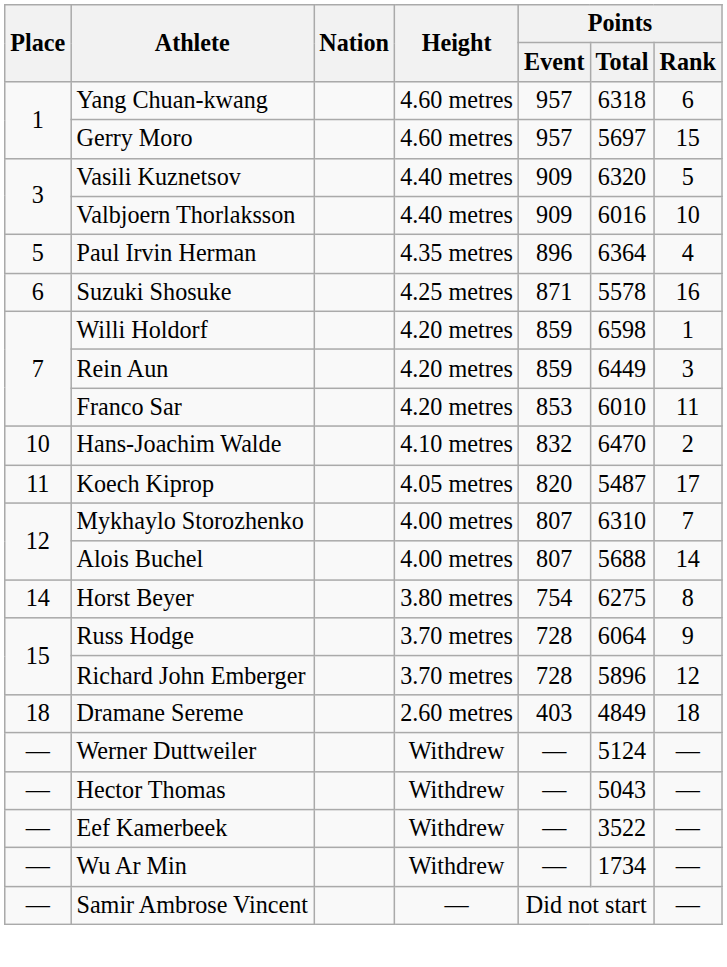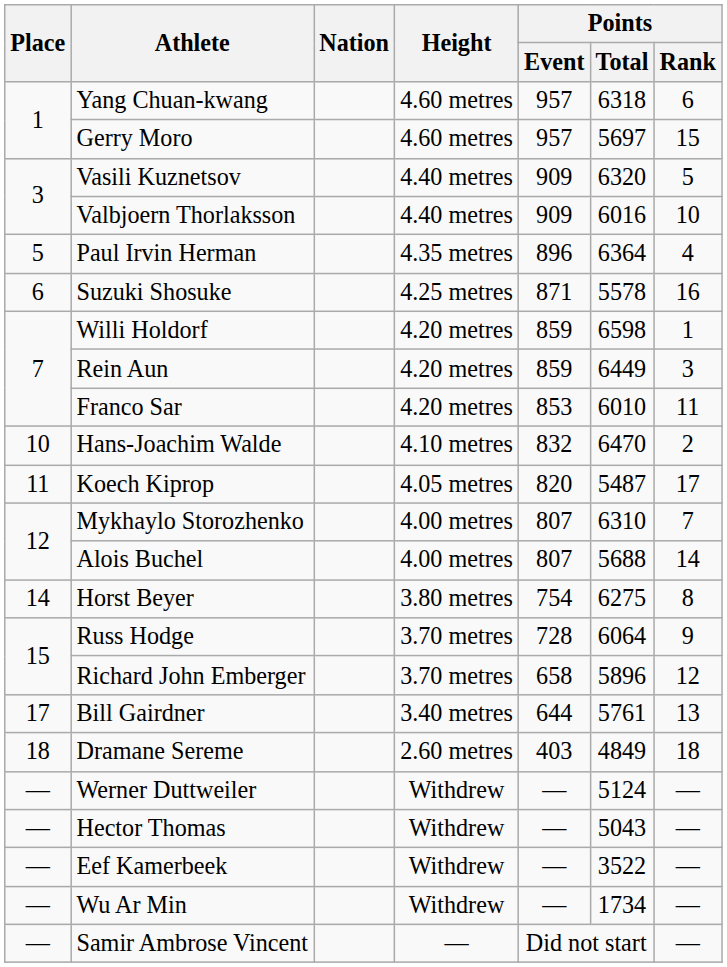(554, 675) 728 -> (554, 675) 658
+ row: (141, 713)
